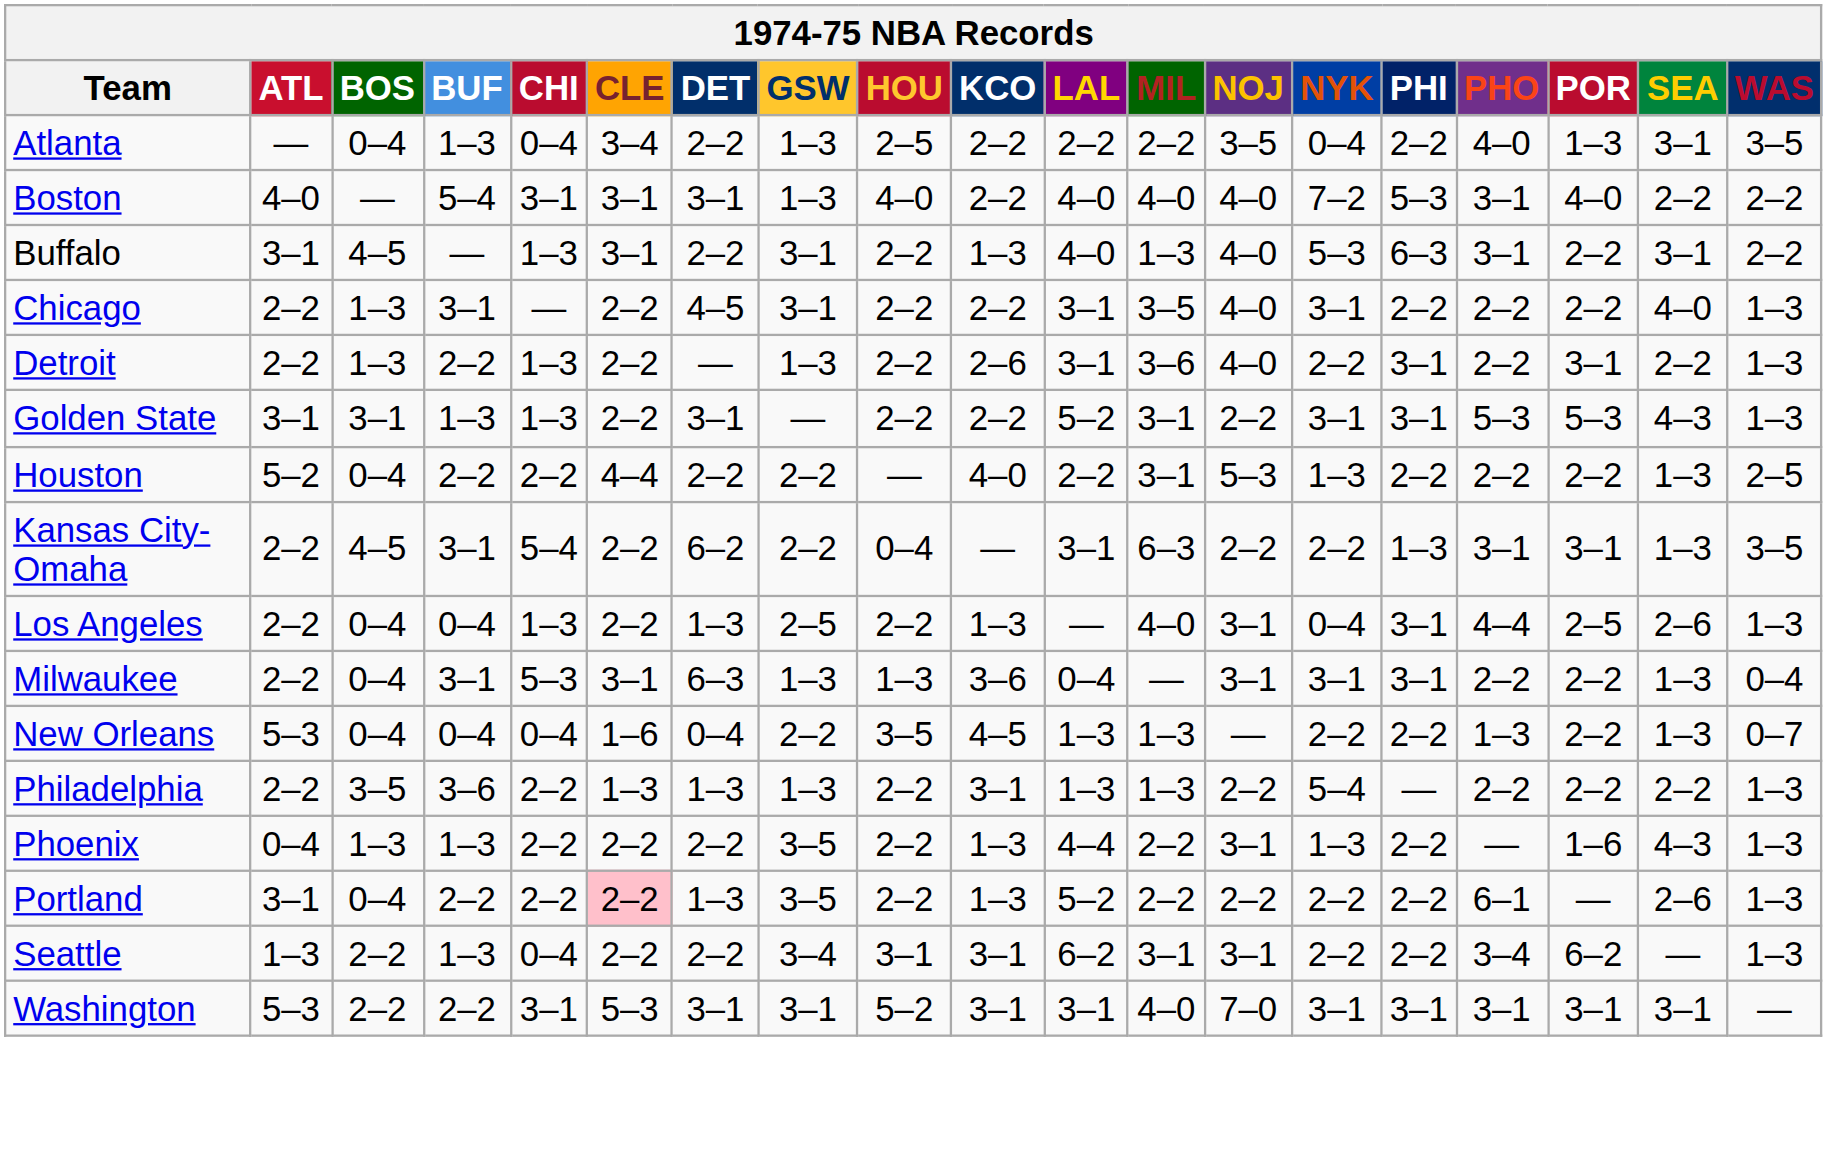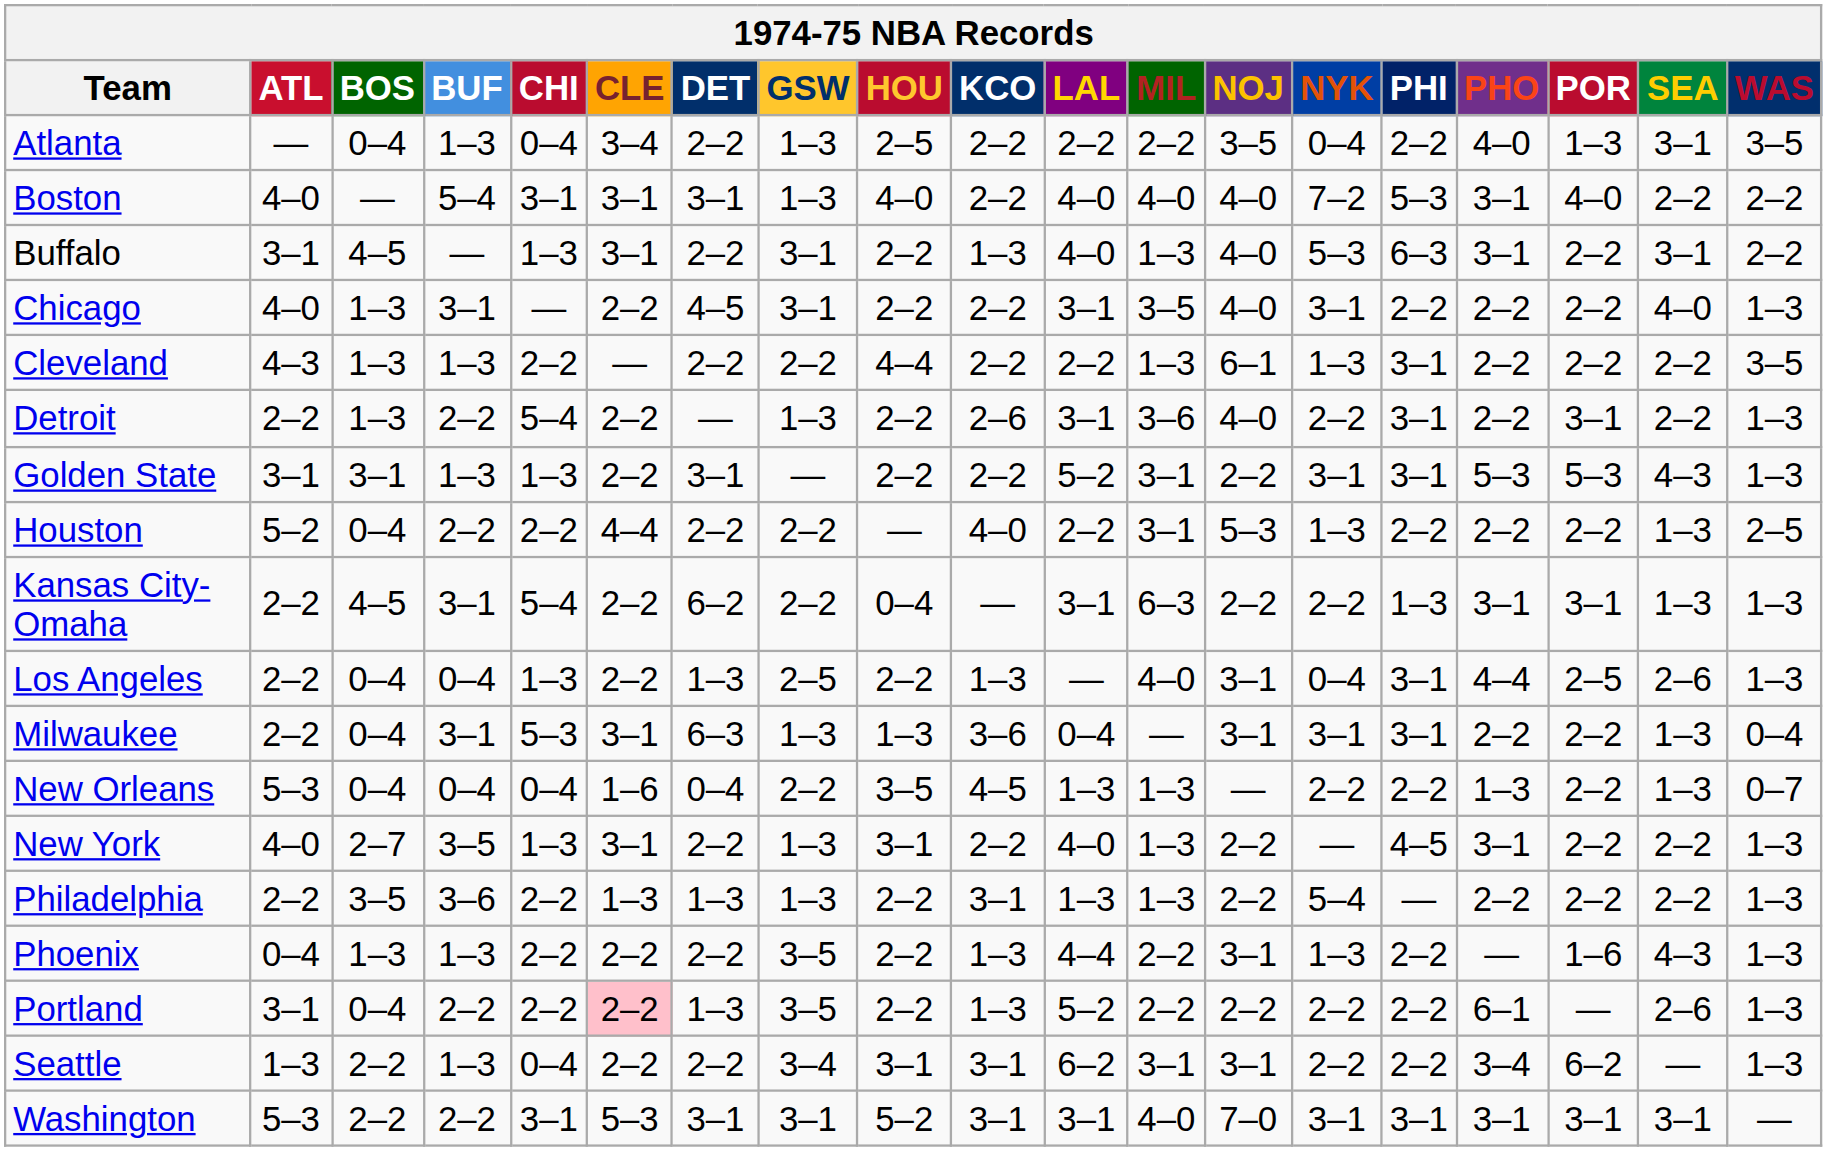(291, 308) 2–2 -> (291, 308) 4–0
+ row: (91, 364)
(549, 364) 1–3 -> (549, 419) 5–4
(1774, 548) 3–5 -> (1774, 603) 1–3
+ row: (87, 843)
